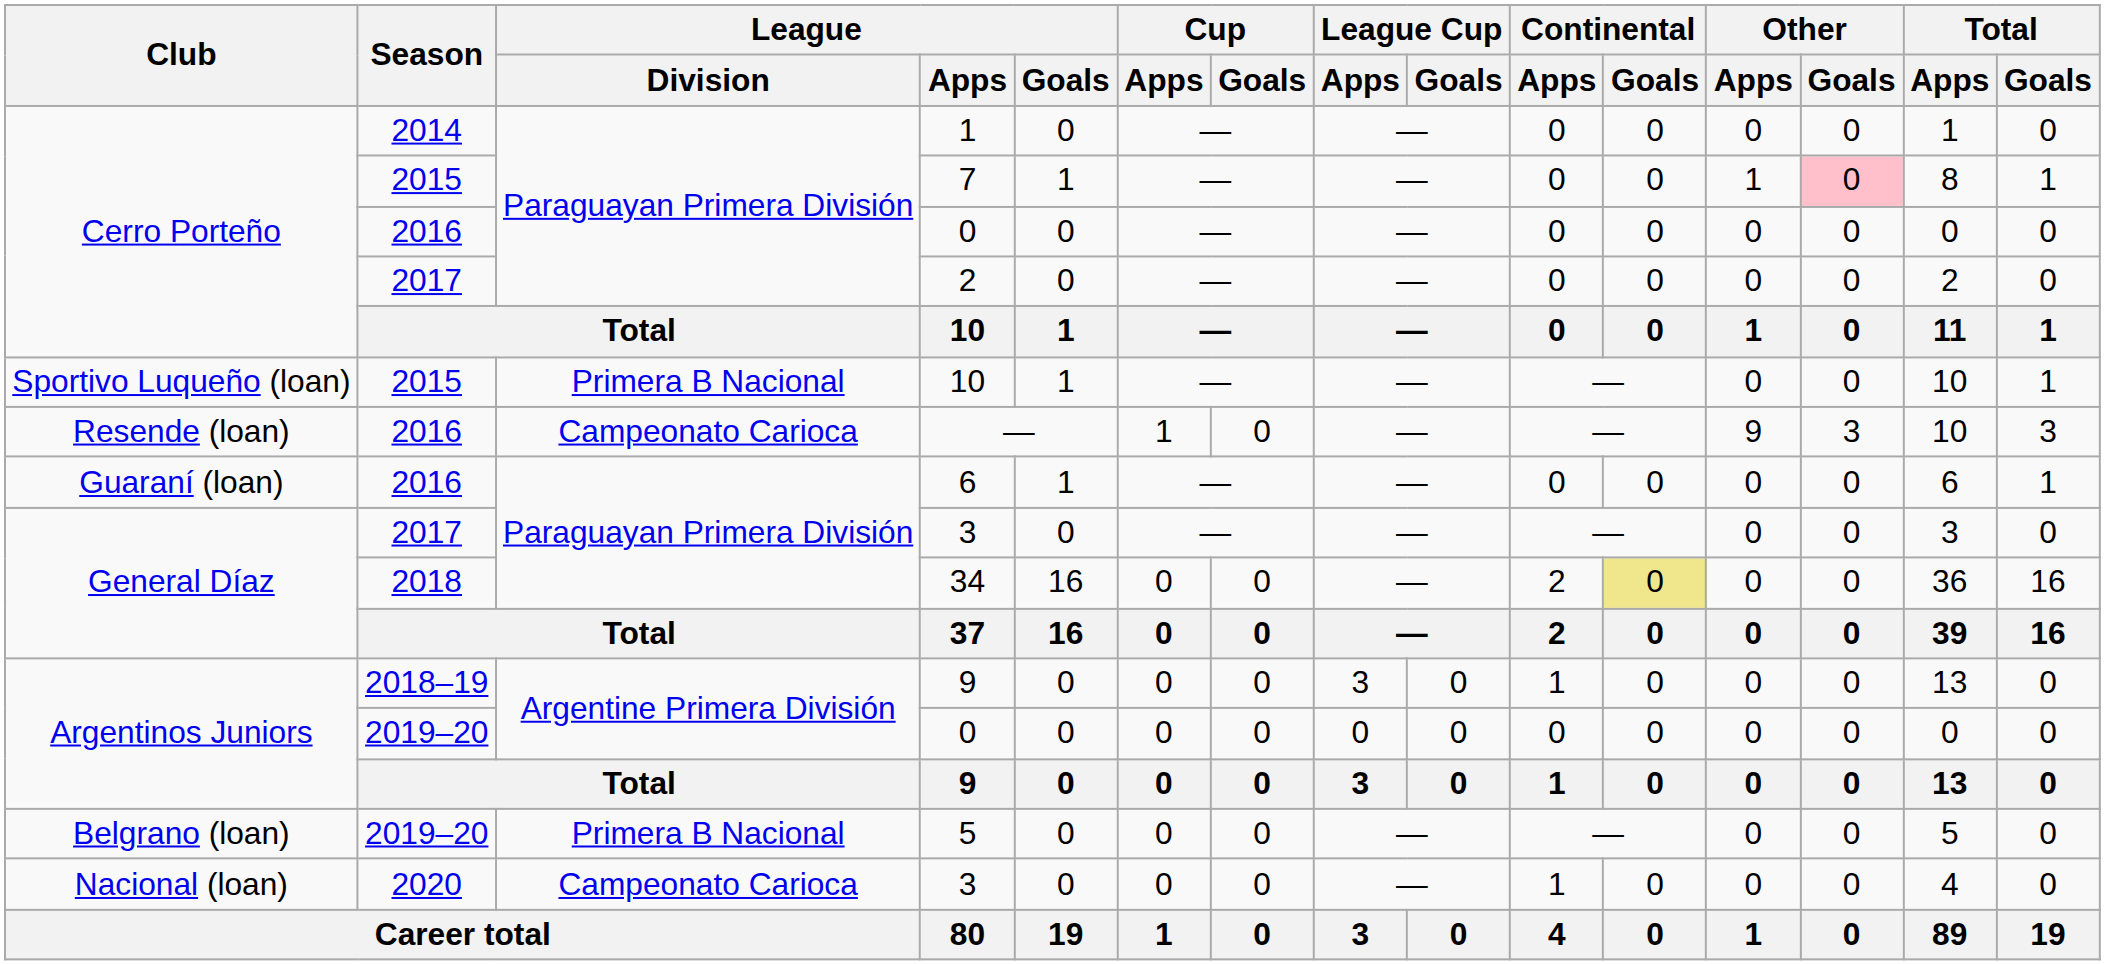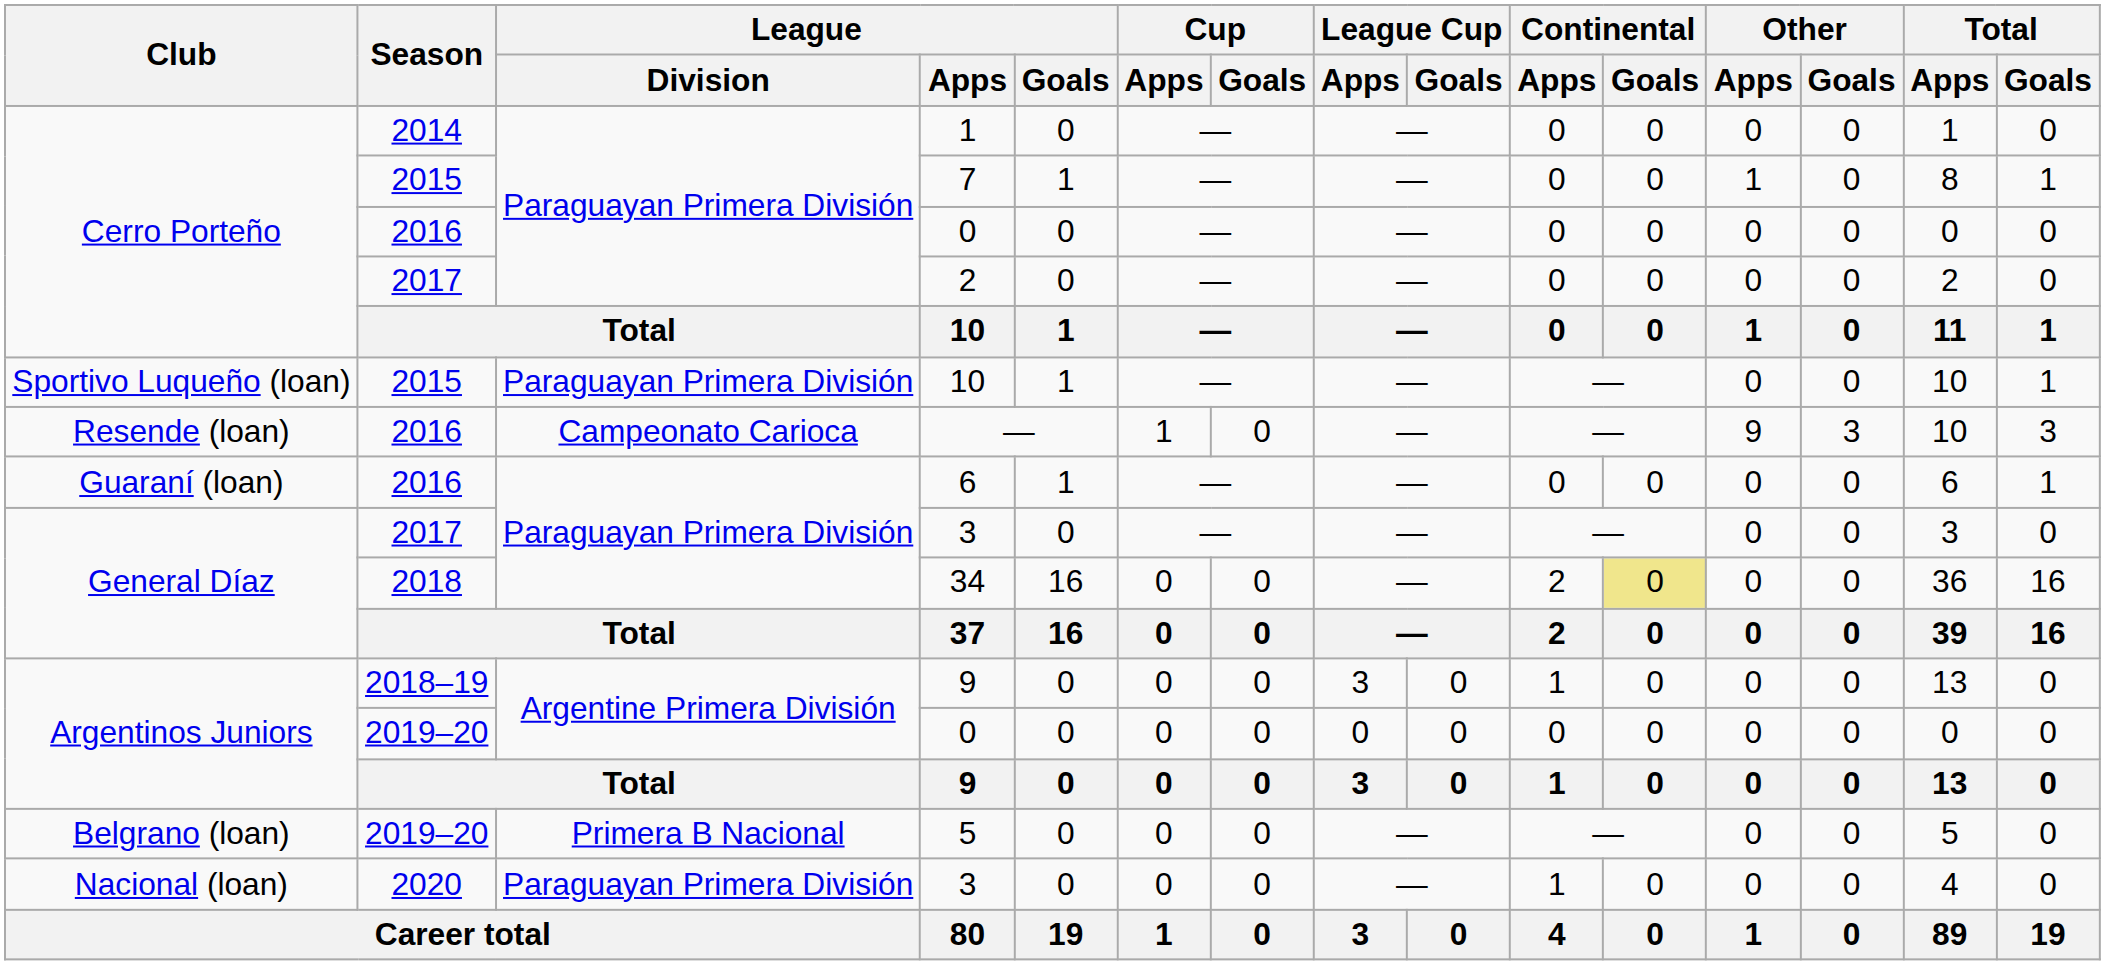(1852, 180) pink background -> (1852, 180) no background
(708, 381) Primera B Nacional -> (708, 381) Paraguayan Primera División
(708, 883) Campeonato Carioca -> (708, 883) Paraguayan Primera División
